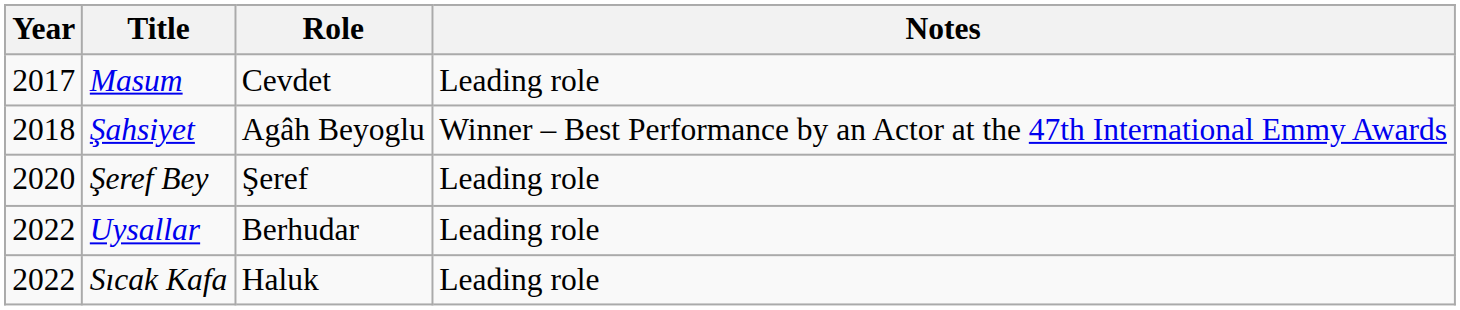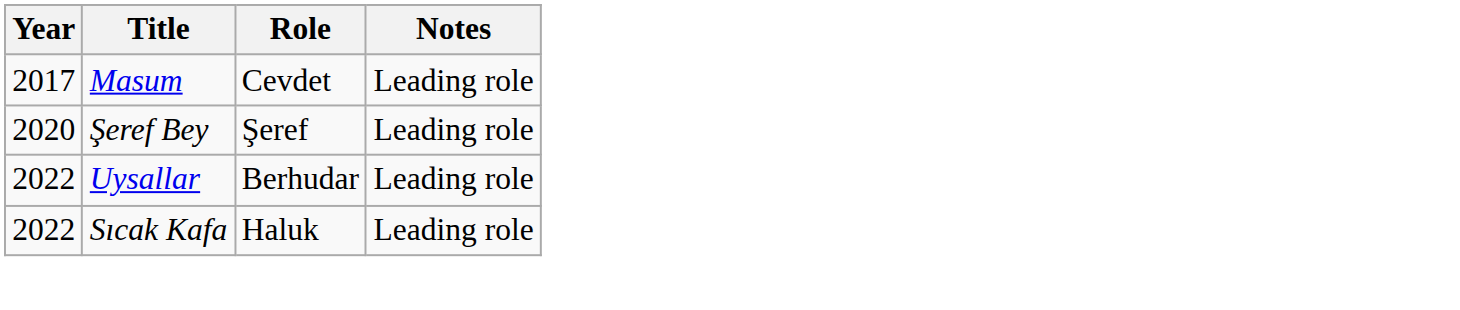- row: (142, 129)
